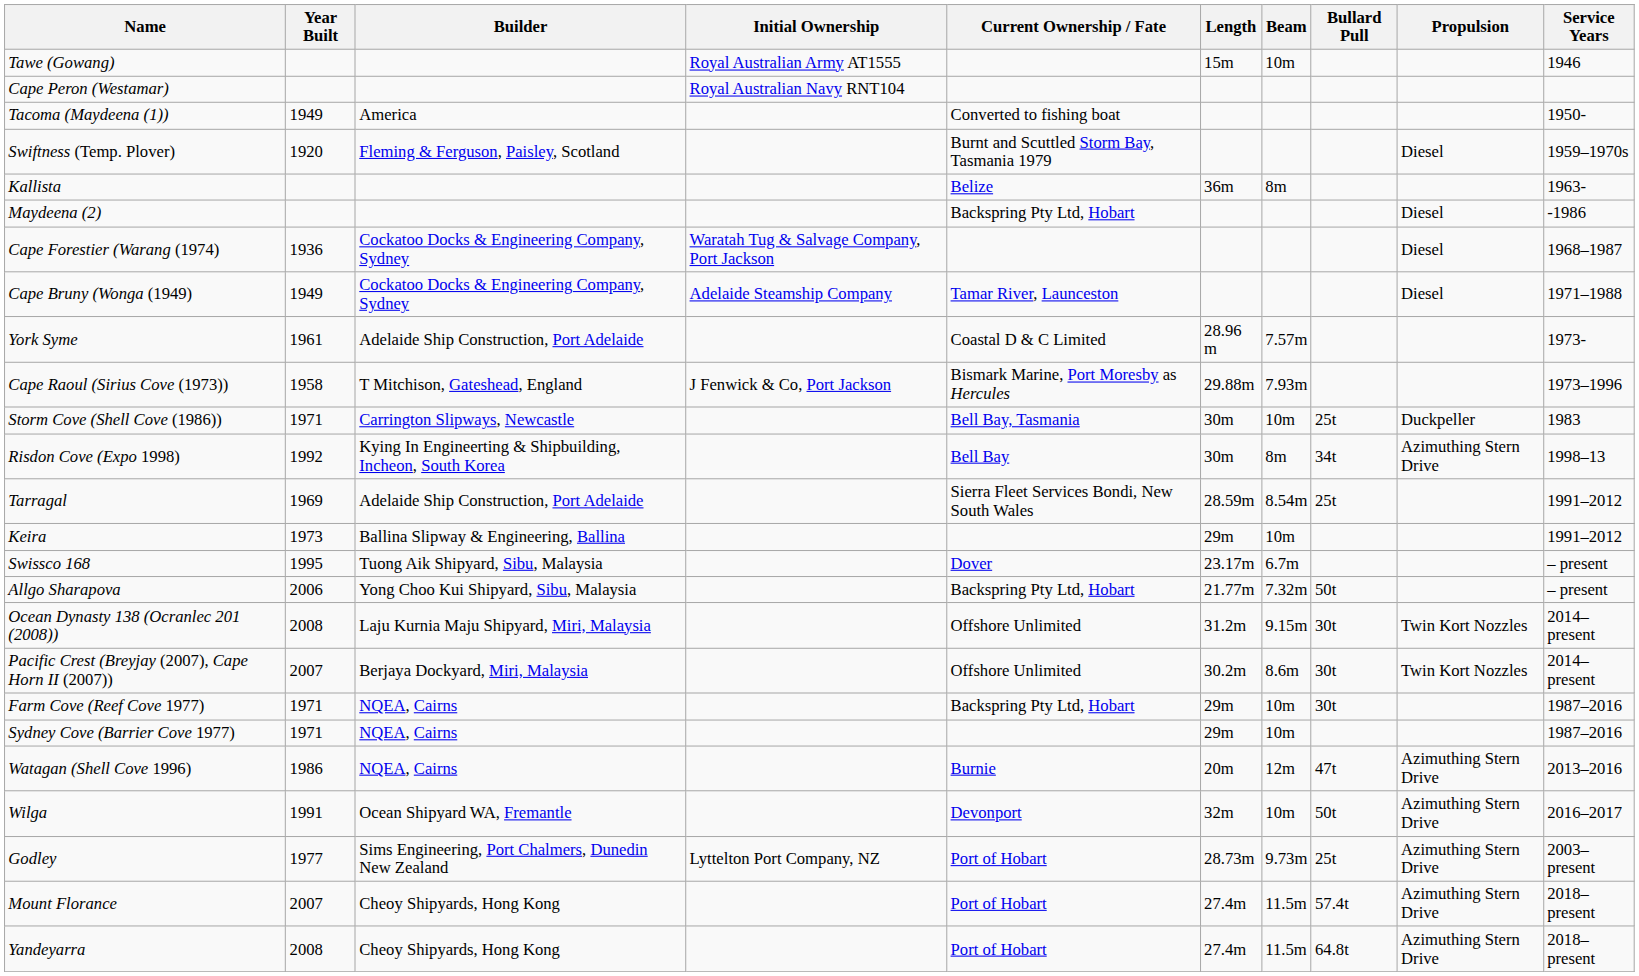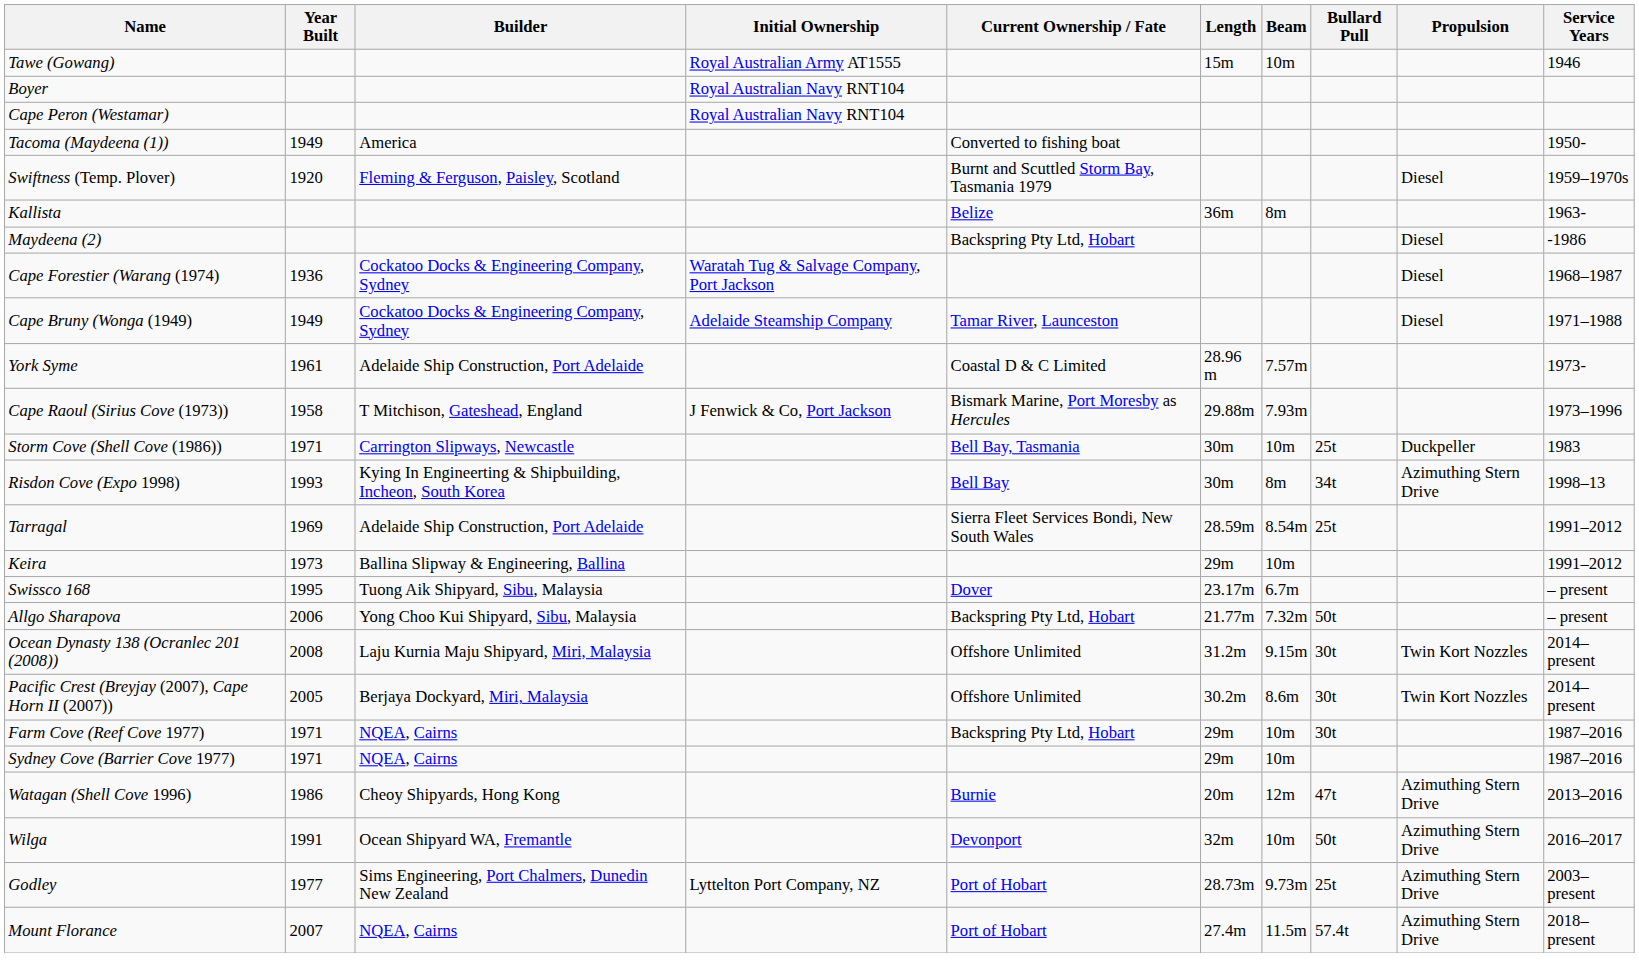+ row: (28, 89)
(306, 456) 1992 -> (306, 482) 1993
(306, 670) 2007 -> (306, 696) 2005
(408, 768) NQEA, Cairns -> (460, 794) Cheoy Shipyards, Hong Kong
(460, 903) Cheoy Shipyards, Hong Kong -> (408, 930) NQEA, Cairns
- row: (47, 948)
